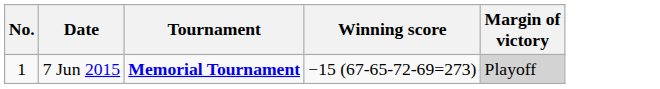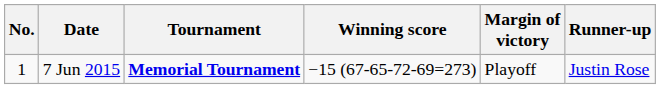+ column: (610, 29)
(510, 69) lightgrey background -> (510, 69) no background
